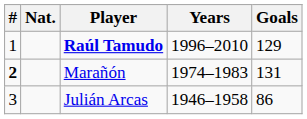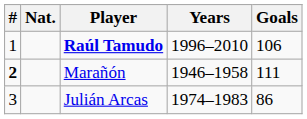(269, 45) 129 -> (269, 45) 106
(210, 72) 1974–1983 -> (210, 72) 1946–1958
(269, 72) 131 -> (268, 72) 111
(210, 99) 1946–1958 -> (210, 99) 1974–1983
